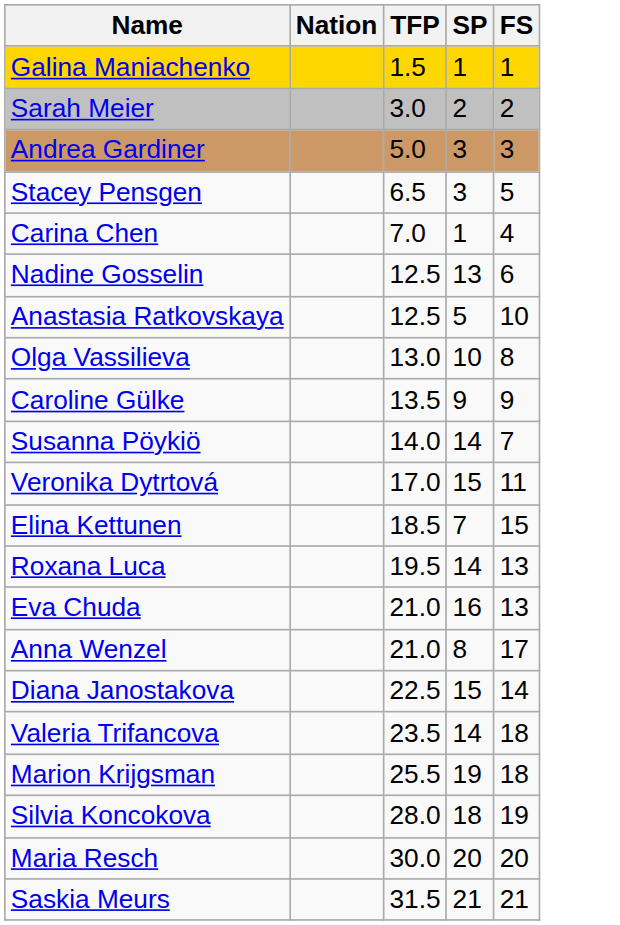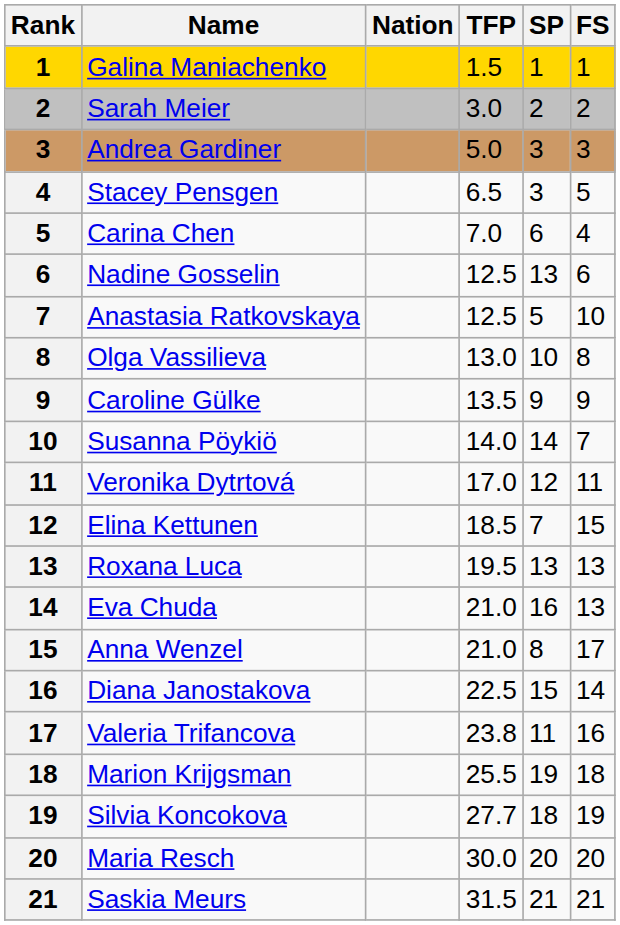+ column: (43, 25)
(460, 233) 1 -> (536, 233) 6
(467, 483) 15 -> (543, 483) 12
(467, 566) 14 -> (543, 566) 13
(415, 732) 23.5 -> (491, 732) 23.8
(467, 732) 14 -> (542, 732) 11
(514, 732) 18 -> (591, 732) 16
(415, 815) 28.0 -> (491, 815) 27.7
